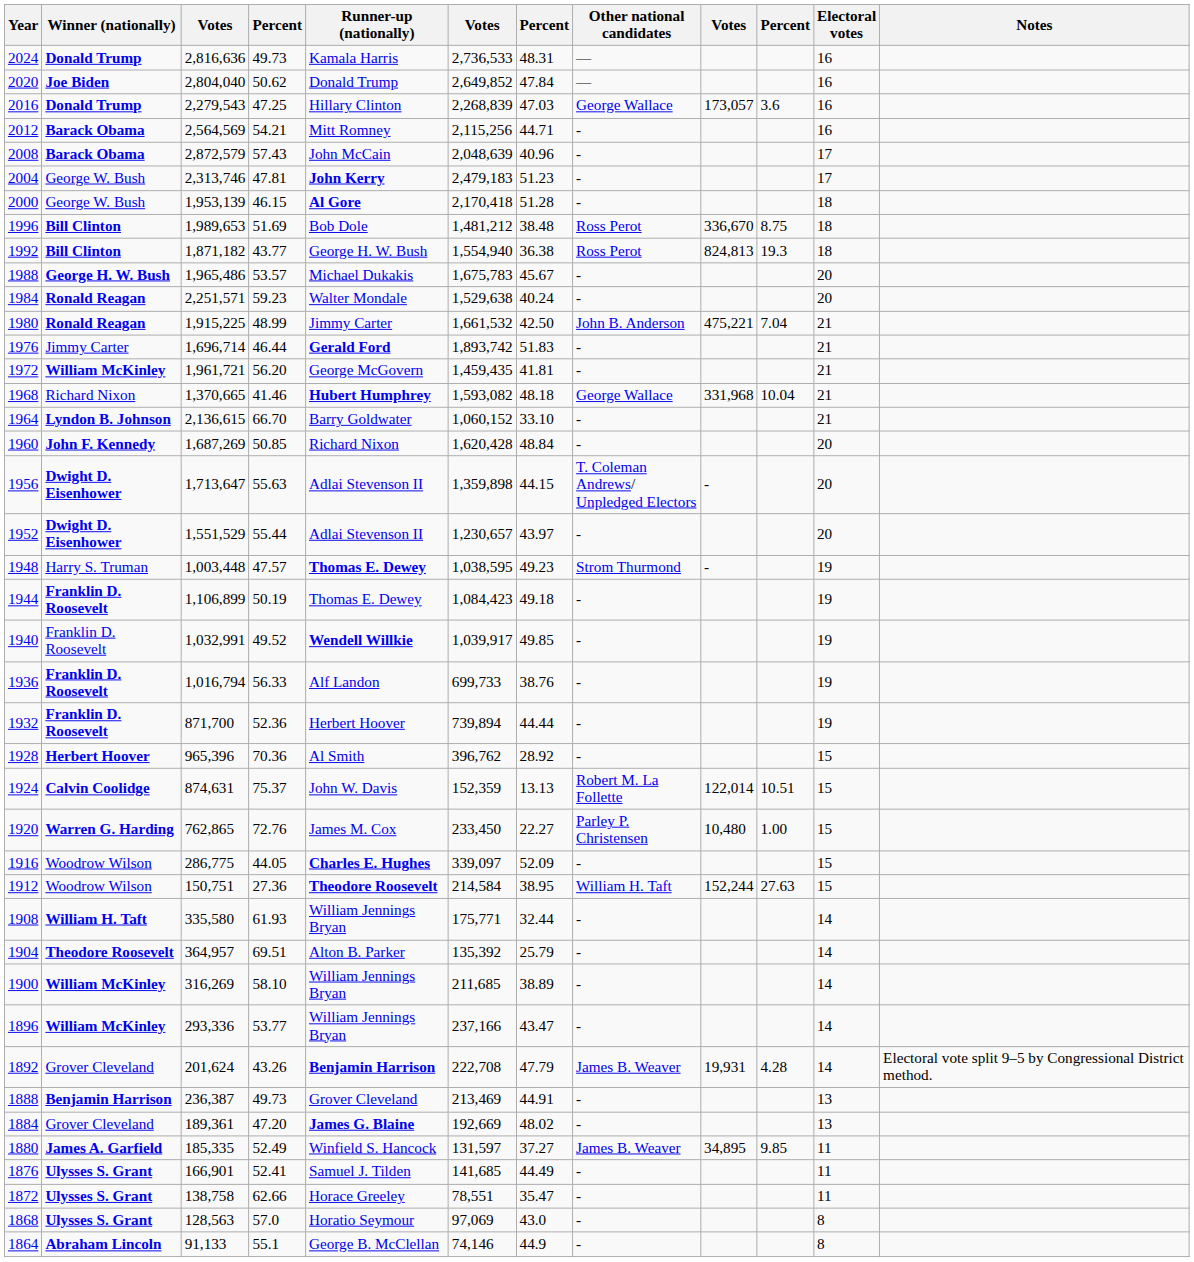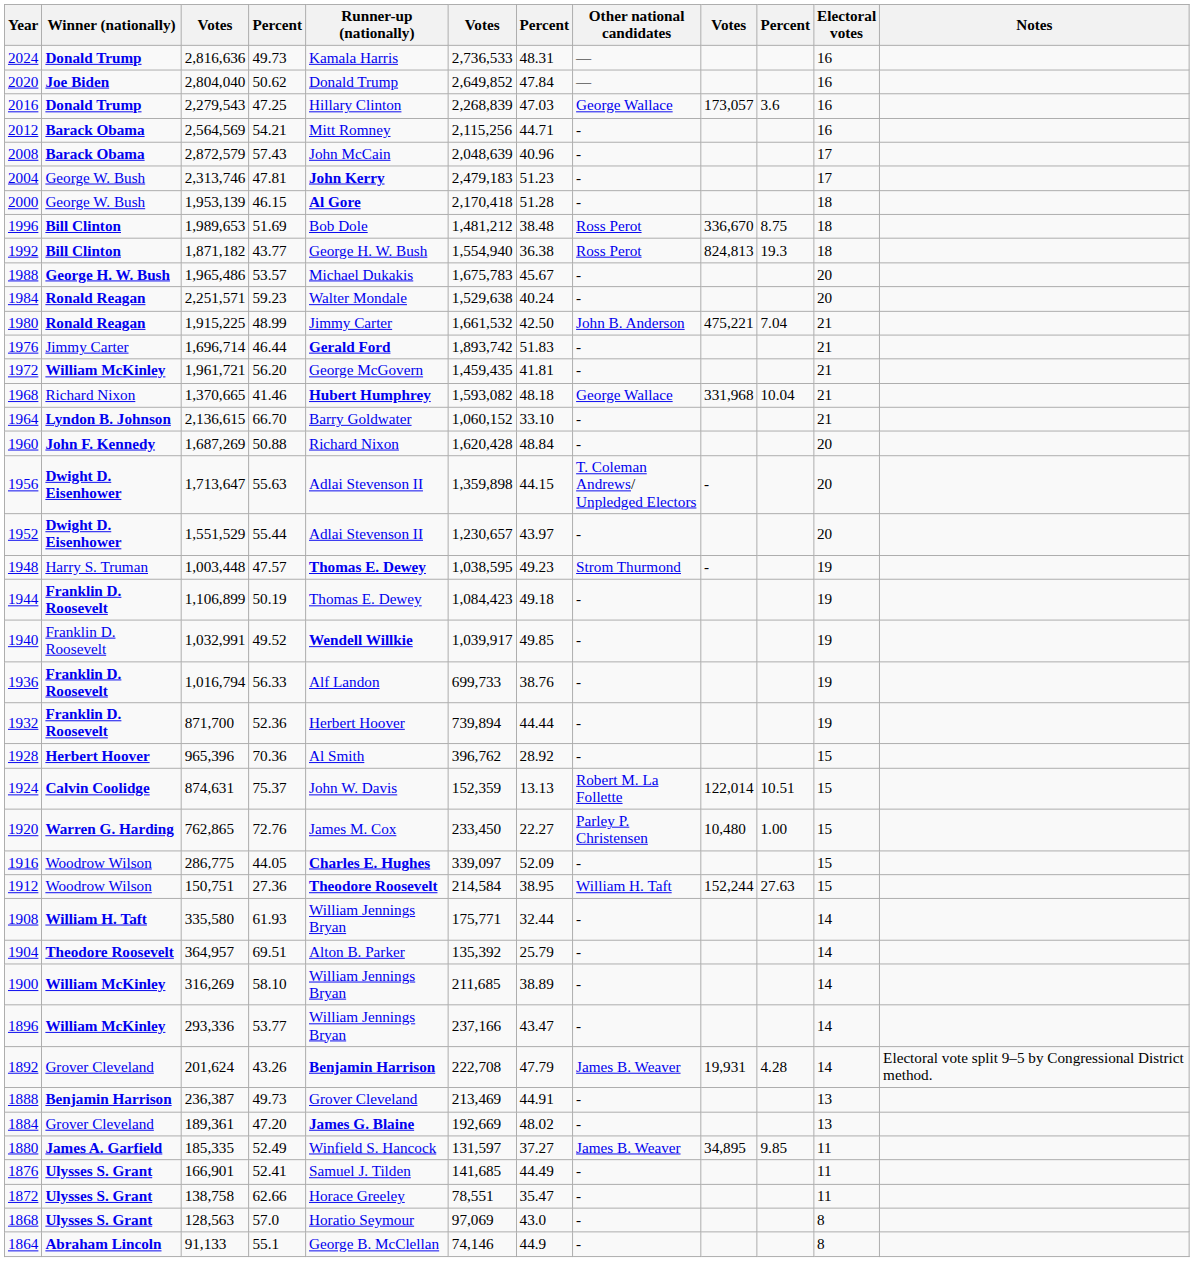(270, 443) 50.85 -> (270, 443) 50.88
